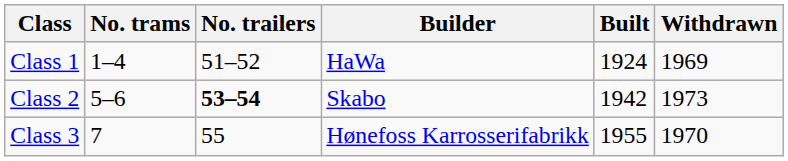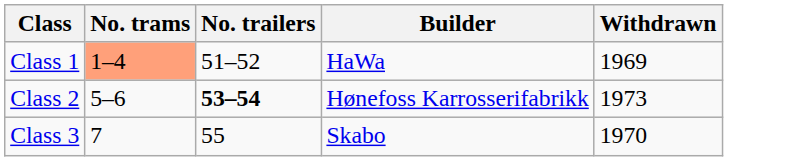- column: (625, 23)
(108, 60) no background -> (108, 60) lightsalmon background
(356, 98) Skabo -> (458, 98) Hønefoss Karrosserifabrikk
(458, 135) Hønefoss Karrosserifabrikk -> (356, 135) Skabo
